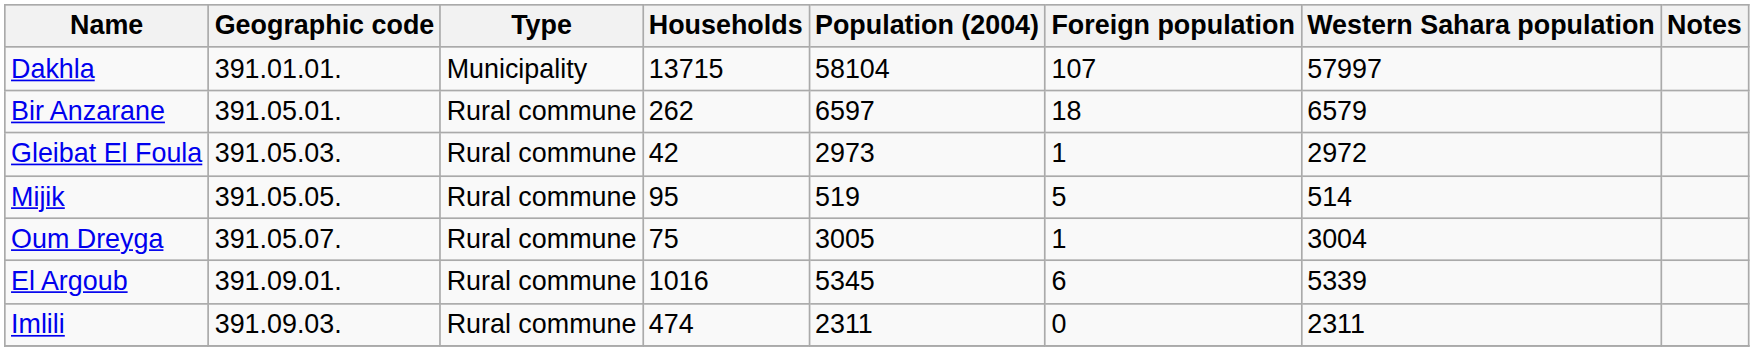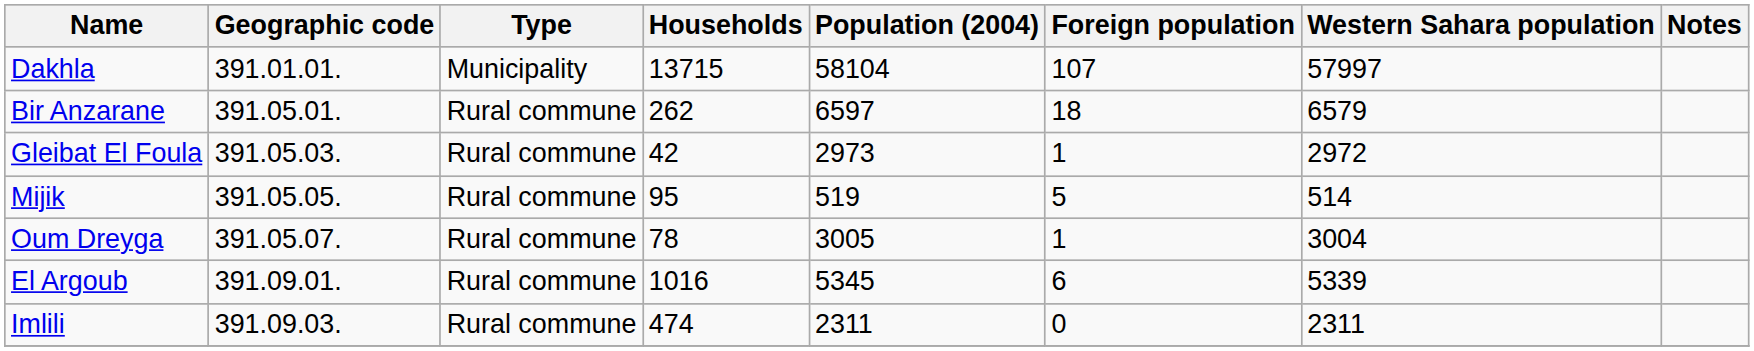(664, 238) 75 -> (664, 238) 78
